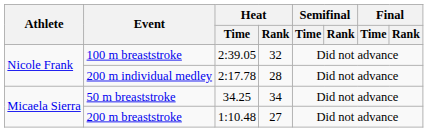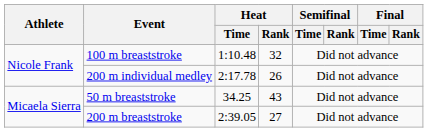(237, 55) 2:39.05 -> (237, 55) 1:10.48
(276, 76) 28 -> (276, 76) 26
(276, 96) 34 -> (276, 96) 43
(237, 117) 1:10.48 -> (237, 117) 2:39.05
